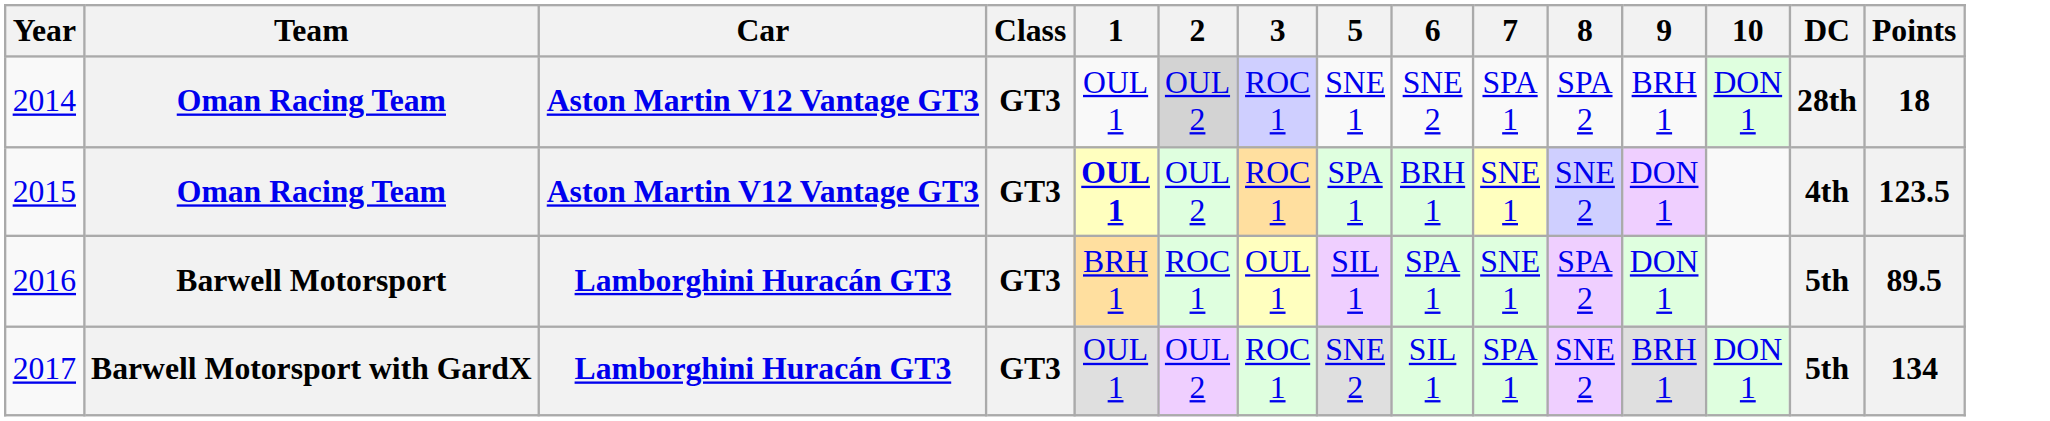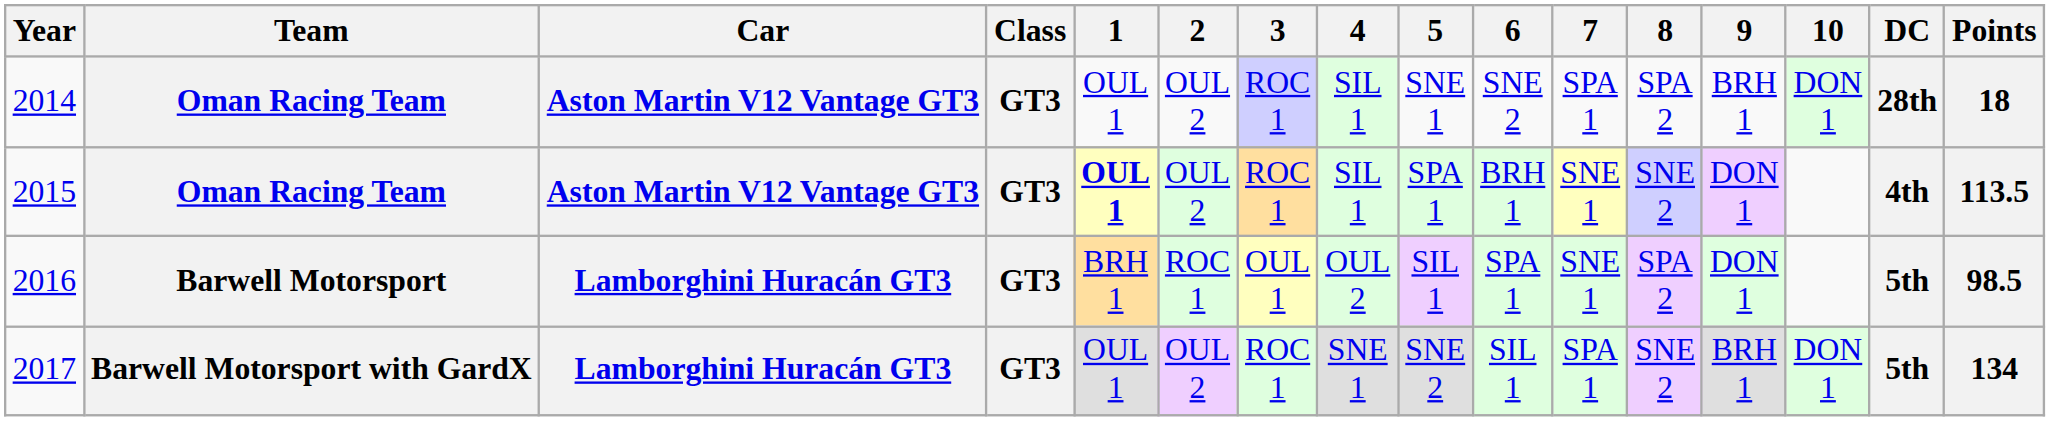+ column: (1358, 30)
(1197, 101) lightgrey background -> (1197, 101) no background
(1914, 190) 123.5 -> (1994, 190) 113.5
(1914, 280) 89.5 -> (1994, 280) 98.5
